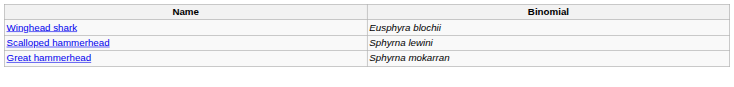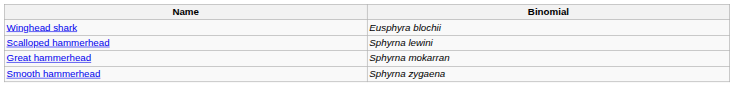+ row: (53, 74)
